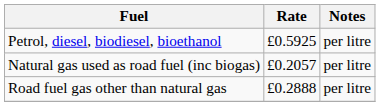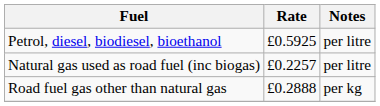(292, 64) £0.2057 -> (292, 64) £0.2257
(347, 88) per litre -> (343, 88) per kg
